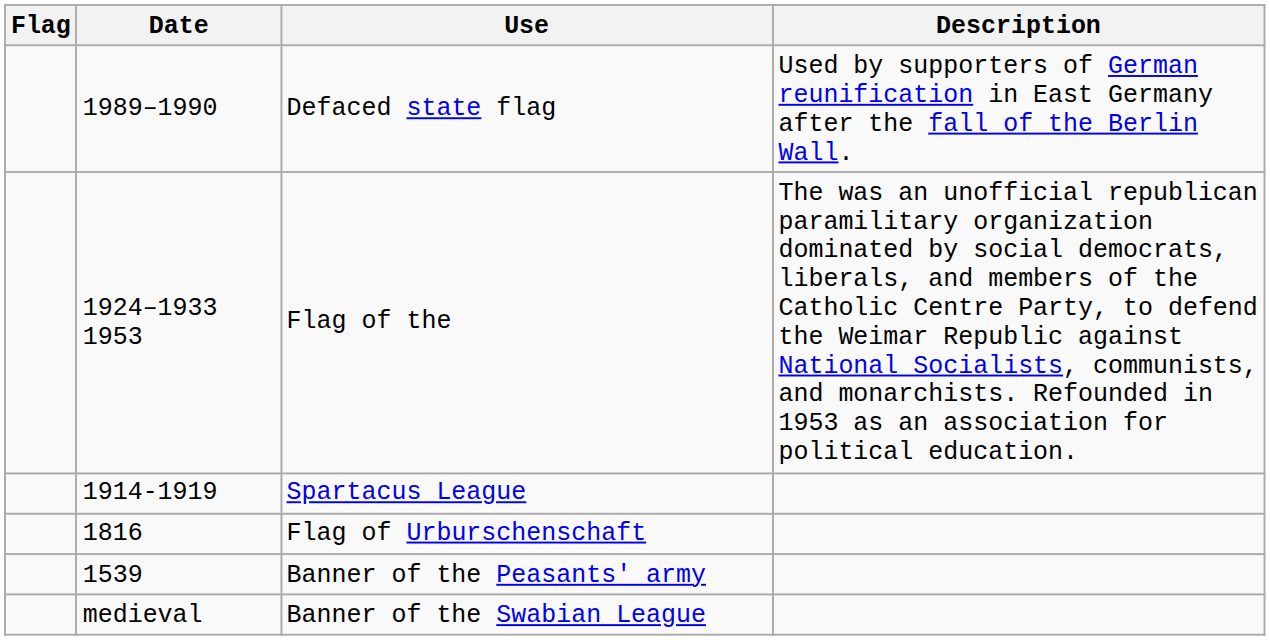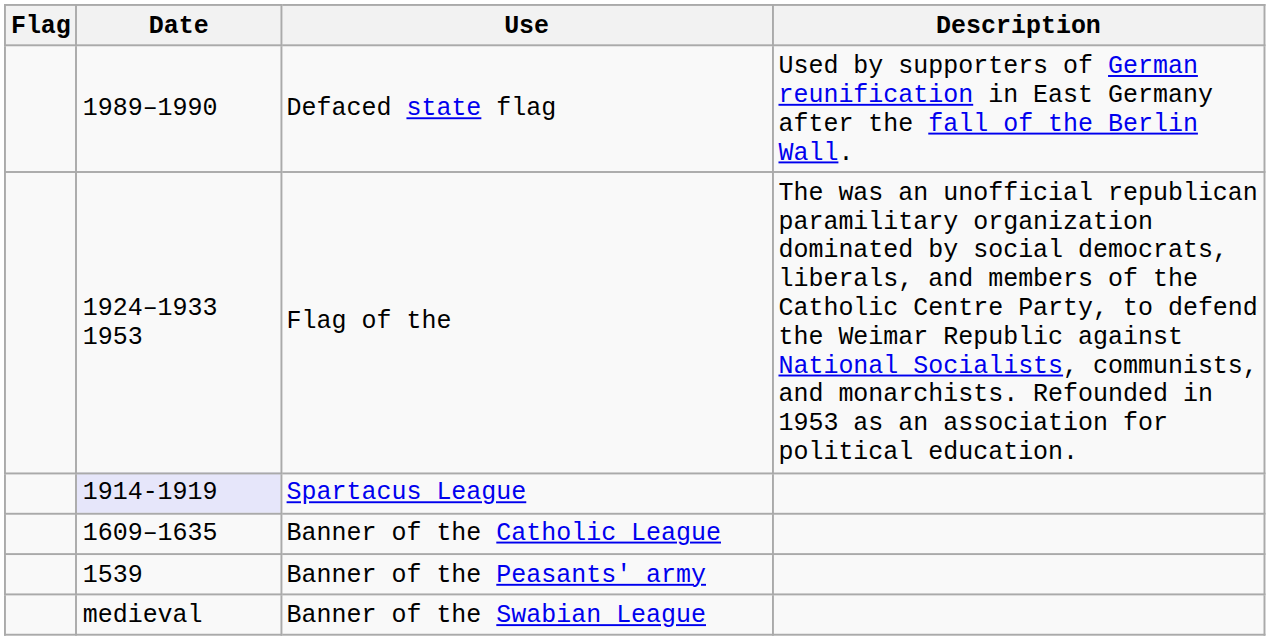(150, 493) no background -> (150, 493) lavender background
- row: (466, 534)
+ row: (504, 534)
